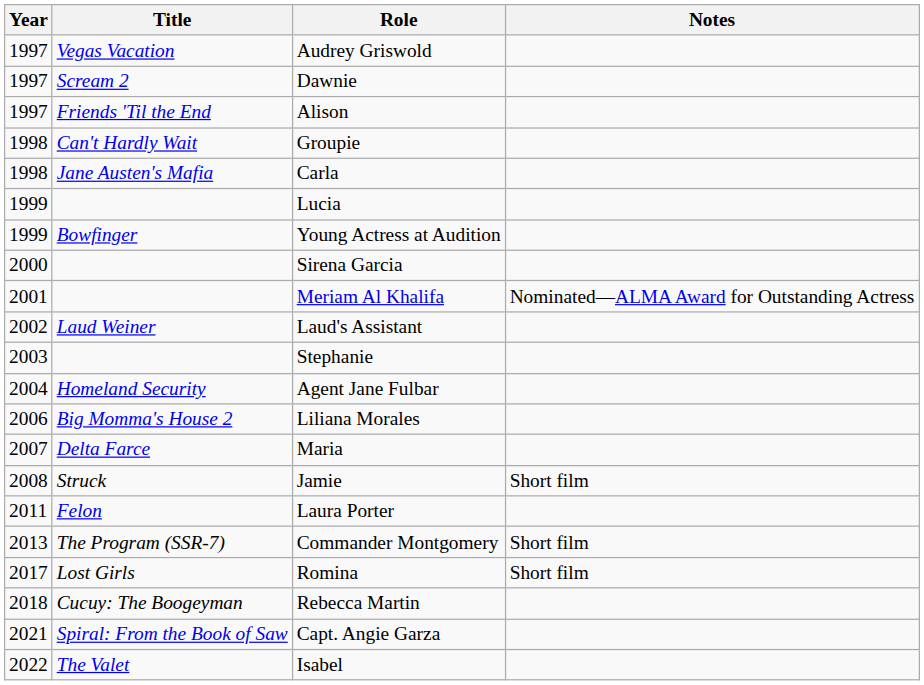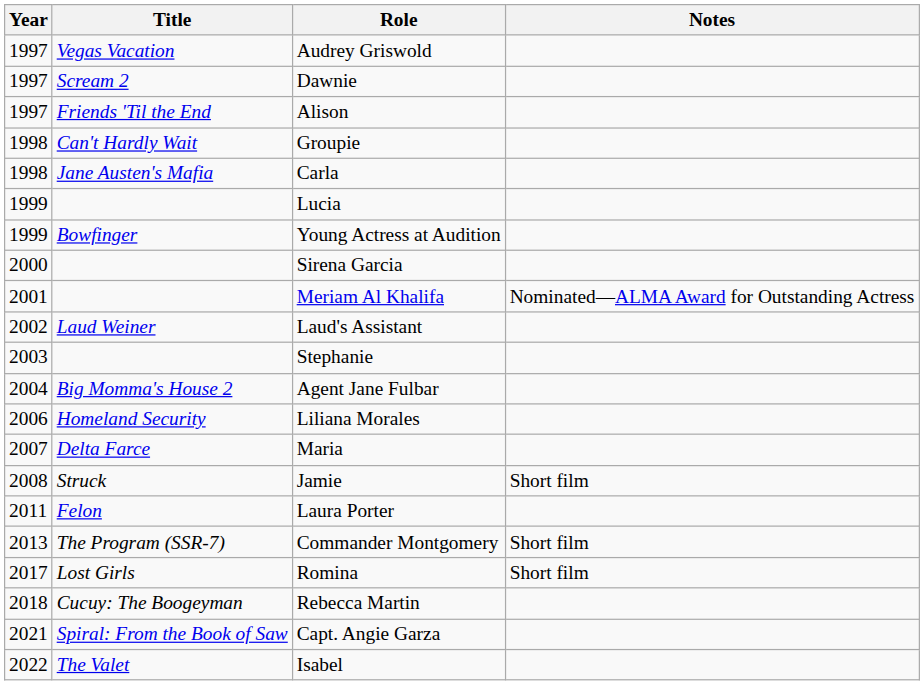(131, 388) Homeland Security -> (145, 388) Big Momma's House 2
(145, 419) Big Momma's House 2 -> (131, 419) Homeland Security
